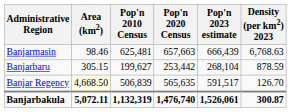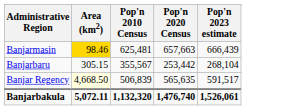- column: (263, 24)
(97, 52) no background -> (97, 49) gold background
(136, 67) 199,627 -> (136, 65) 355,567
(132, 99) 1,132,319 -> (132, 97) 1,132,320
